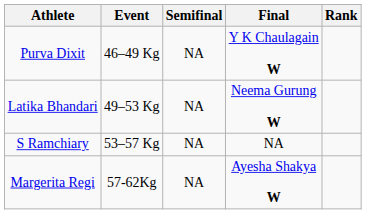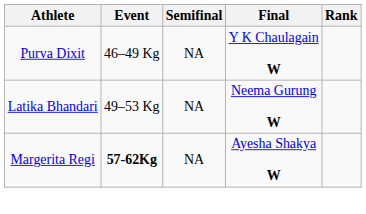- row: (53, 144)
(132, 182) normal -> (132, 160) bold
